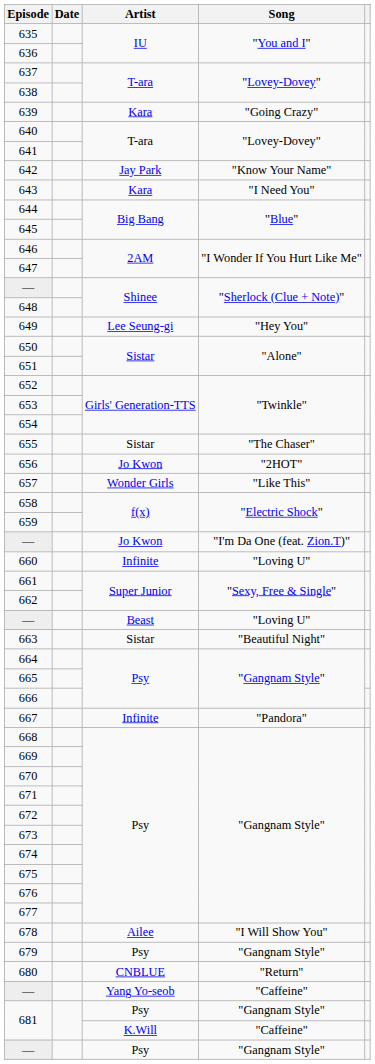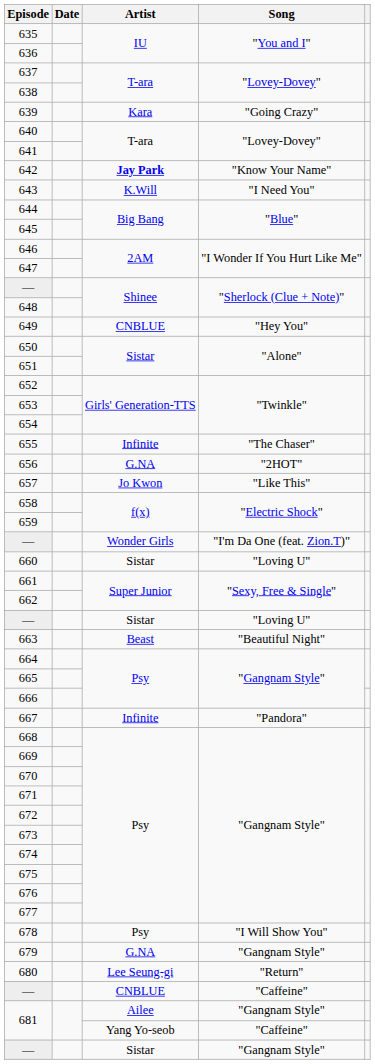(140, 170) normal -> (140, 170) bold
(140, 190) Kara -> (140, 190) K.Will
(140, 326) Lee Seung-gi -> (140, 326) CNBLUE
(140, 444) Sistar -> (140, 444) Infinite
(140, 463) Jo Kwon -> (140, 463) G.NA
(140, 483) Wonder Girls -> (140, 483) Jo Kwon
(140, 541) Jo Kwon -> (140, 541) Wonder Girls
(140, 561) Infinite -> (140, 561) Sistar
(140, 619) Beast -> (140, 619) Sistar
(140, 639) Sistar -> (140, 639) Beast
(140, 932) Ailee -> (140, 932) Psy
(140, 952) Psy -> (140, 952) G.NA
(140, 971) CNBLUE -> (140, 971) Lee Seung-gi
(140, 991) Yang Yo-seob -> (140, 991) CNBLUE
(140, 1010) Psy -> (140, 1010) Ailee
(140, 1030) K.Will -> (140, 1030) Yang Yo-seob
(140, 1049) Psy -> (140, 1049) Sistar
